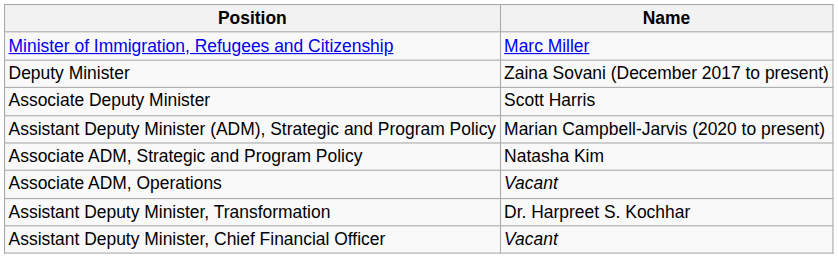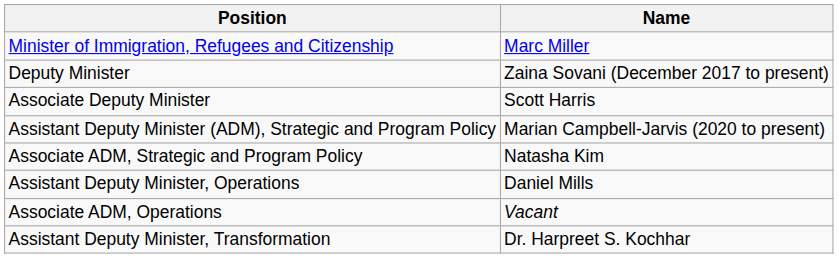+ row: (154, 184)
- row: (197, 239)
